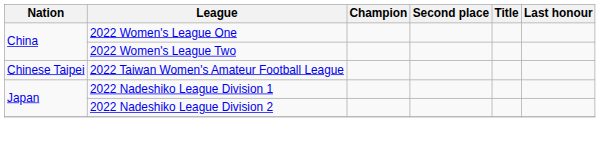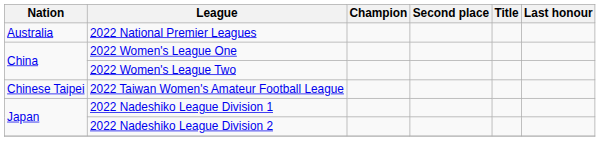+ row: (173, 32)
